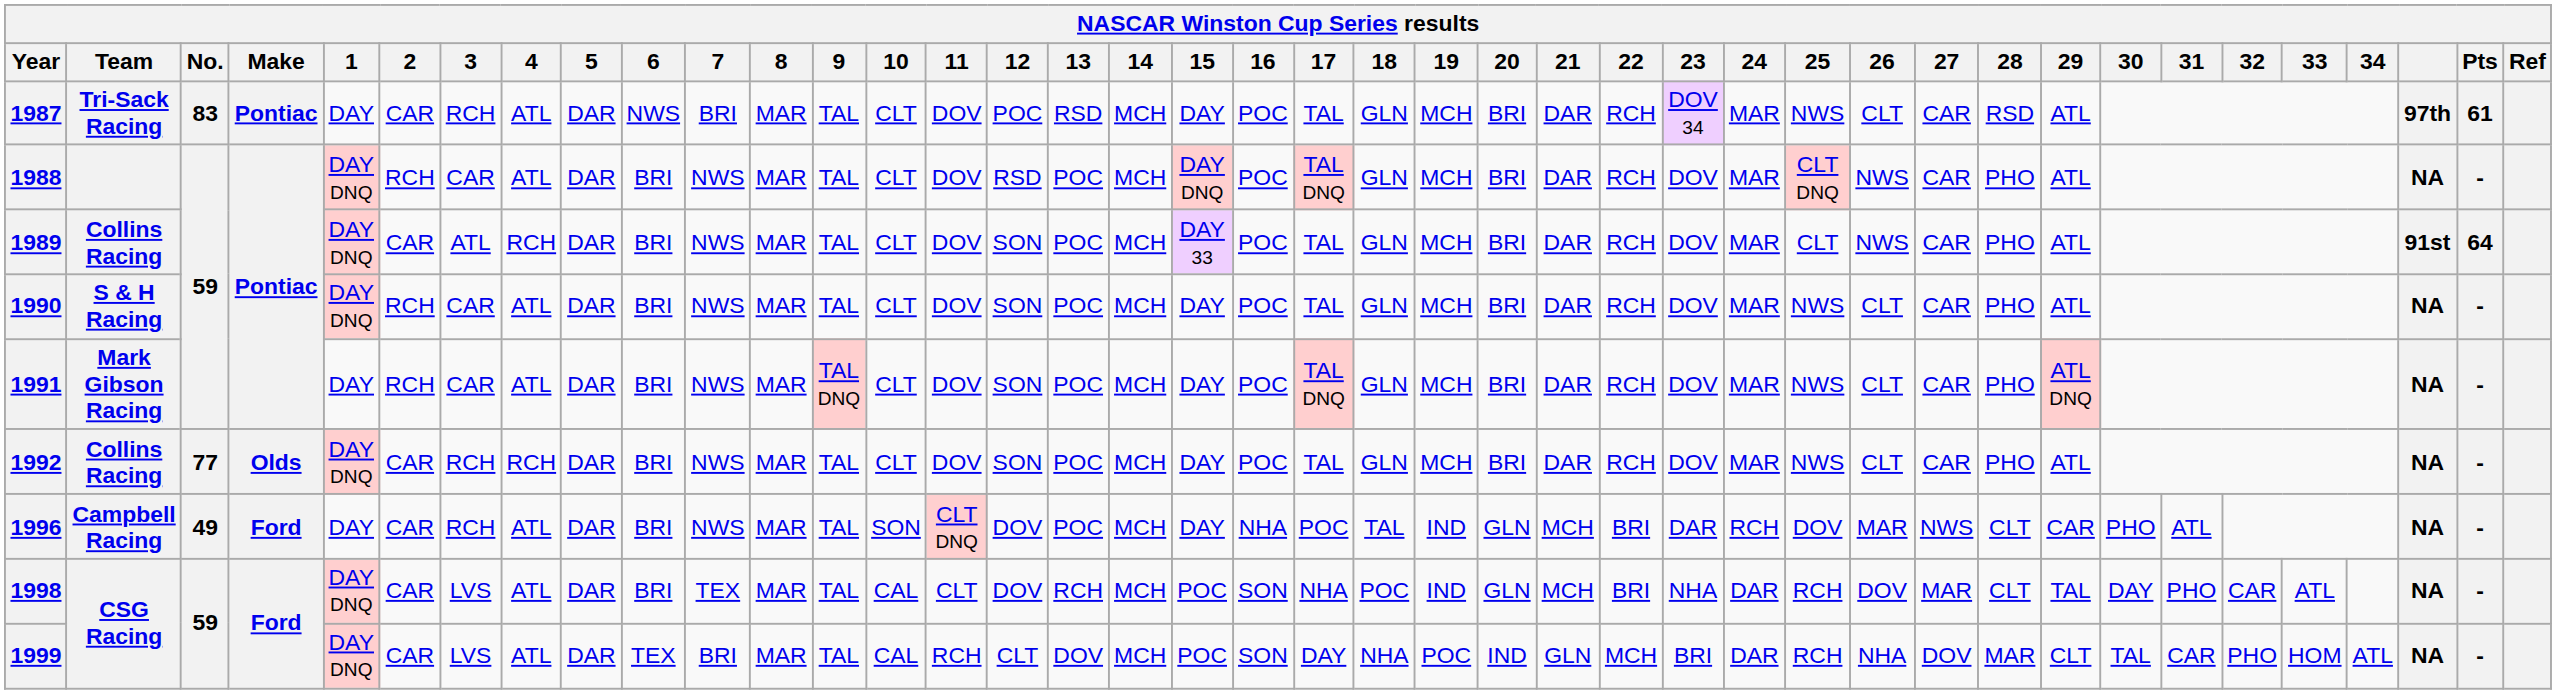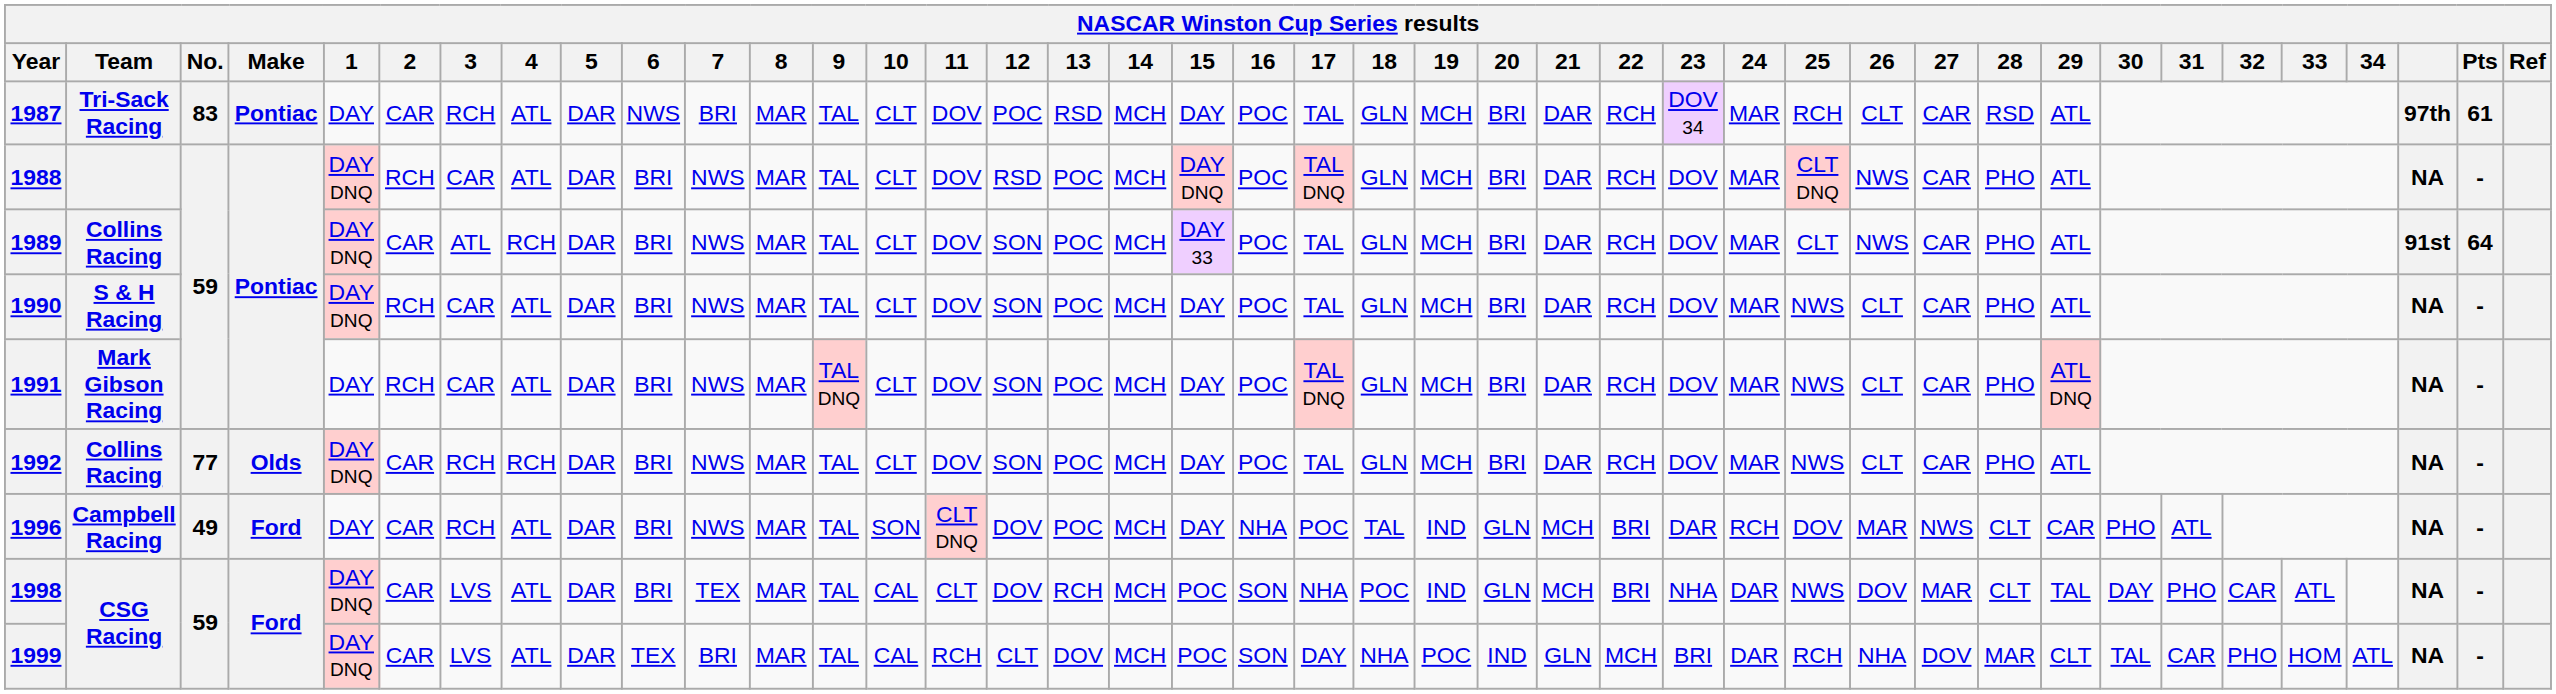(1818, 113) NWS -> (1818, 113) RCH
(1818, 591) RCH -> (1818, 591) NWS
